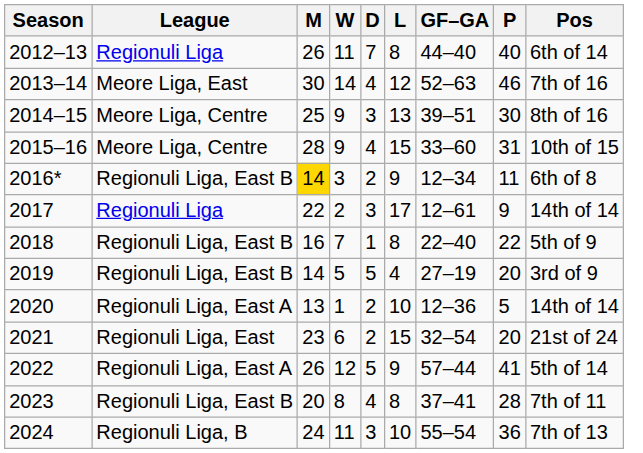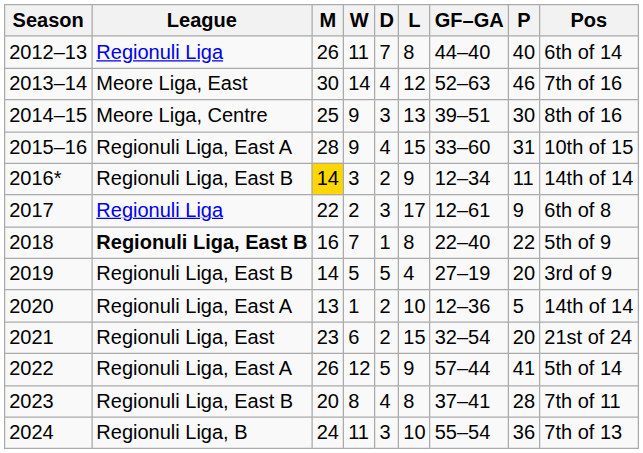(182, 147) Meore Liga, Centre -> (194, 147) Regionuli Liga, East A
(563, 178) 6th of 8 -> (589, 178) 14th of 14
(574, 210) 14th of 14 -> (578, 210) 6th of 8
(195, 242) normal -> (202, 242) bold
